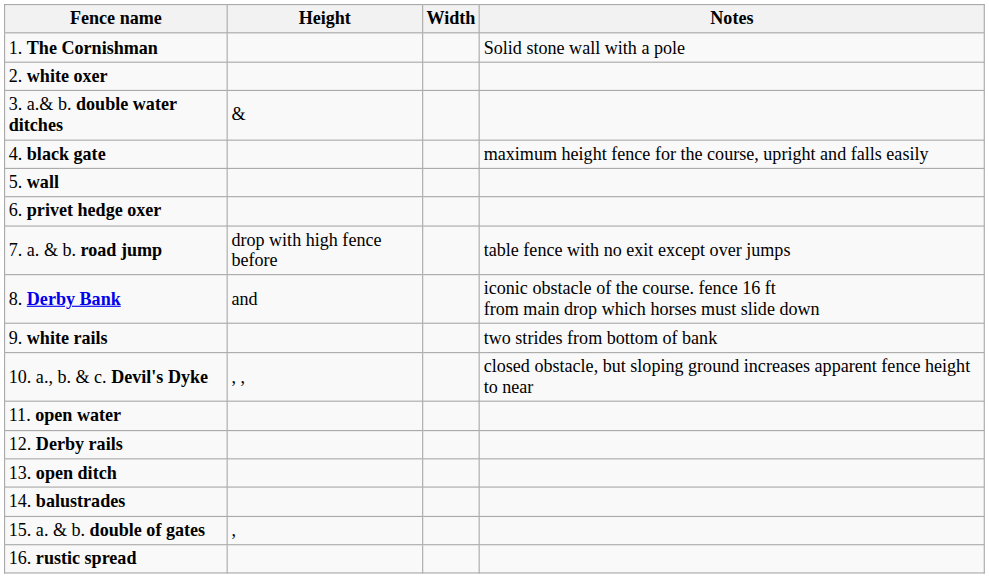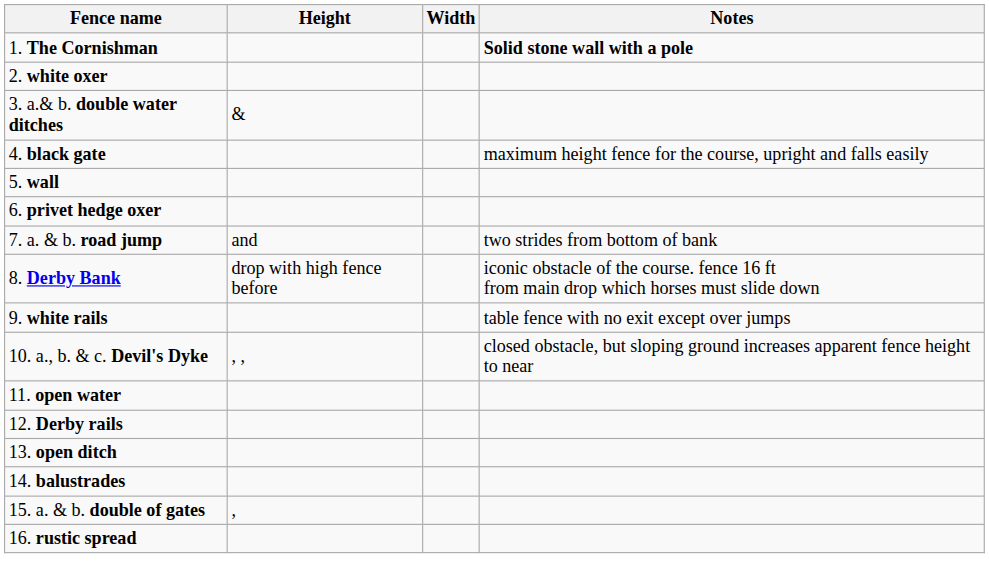(584, 47) normal -> (588, 47) bold
(306, 250) drop with high fence before -> (244, 239) and
(637, 250) table fence with no exit except over jumps -> (600, 239) two strides from bottom of bank
(244, 299) and -> (306, 278) drop with high fence before
(600, 337) two strides from bottom of bank -> (637, 317) table fence with no exit except over jumps
